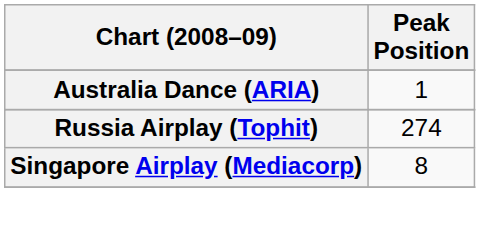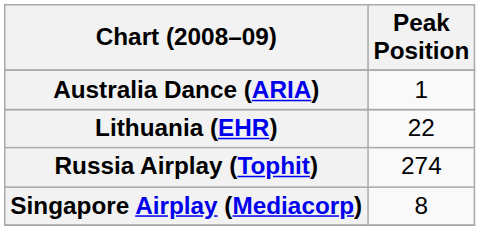+ row: (186, 128)
